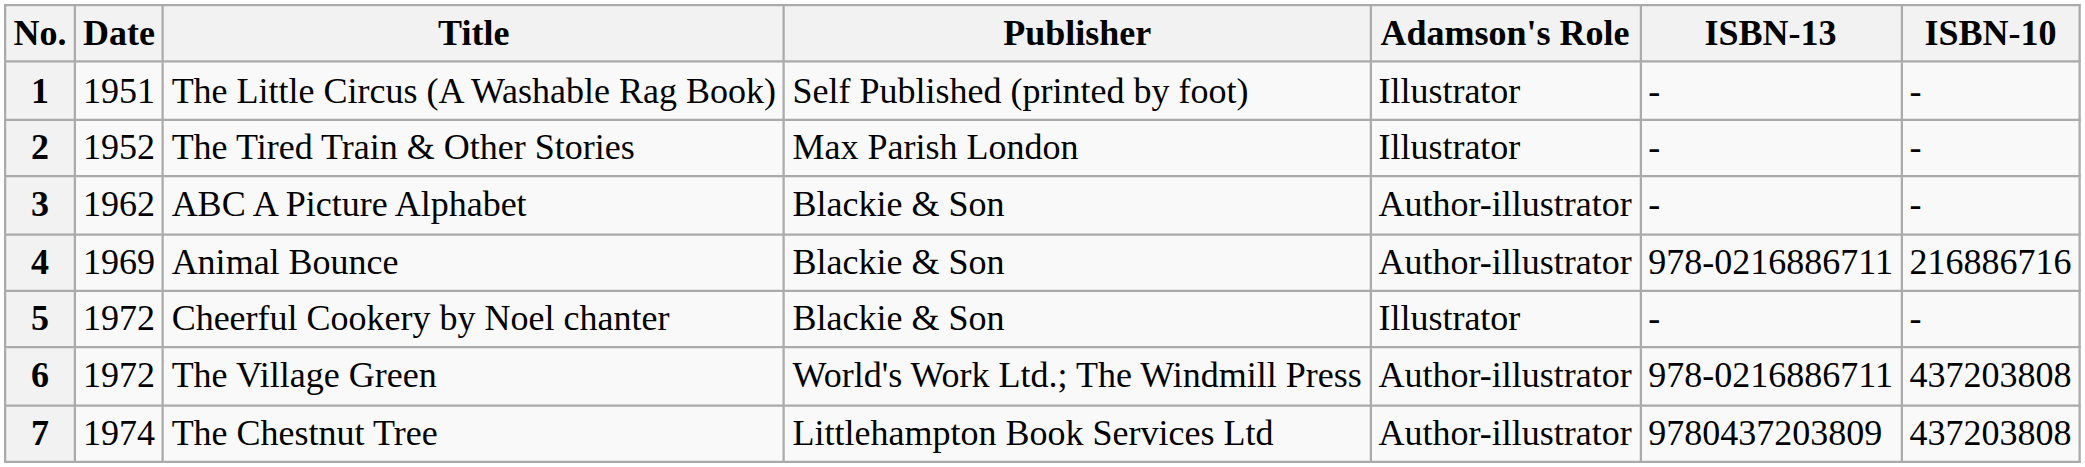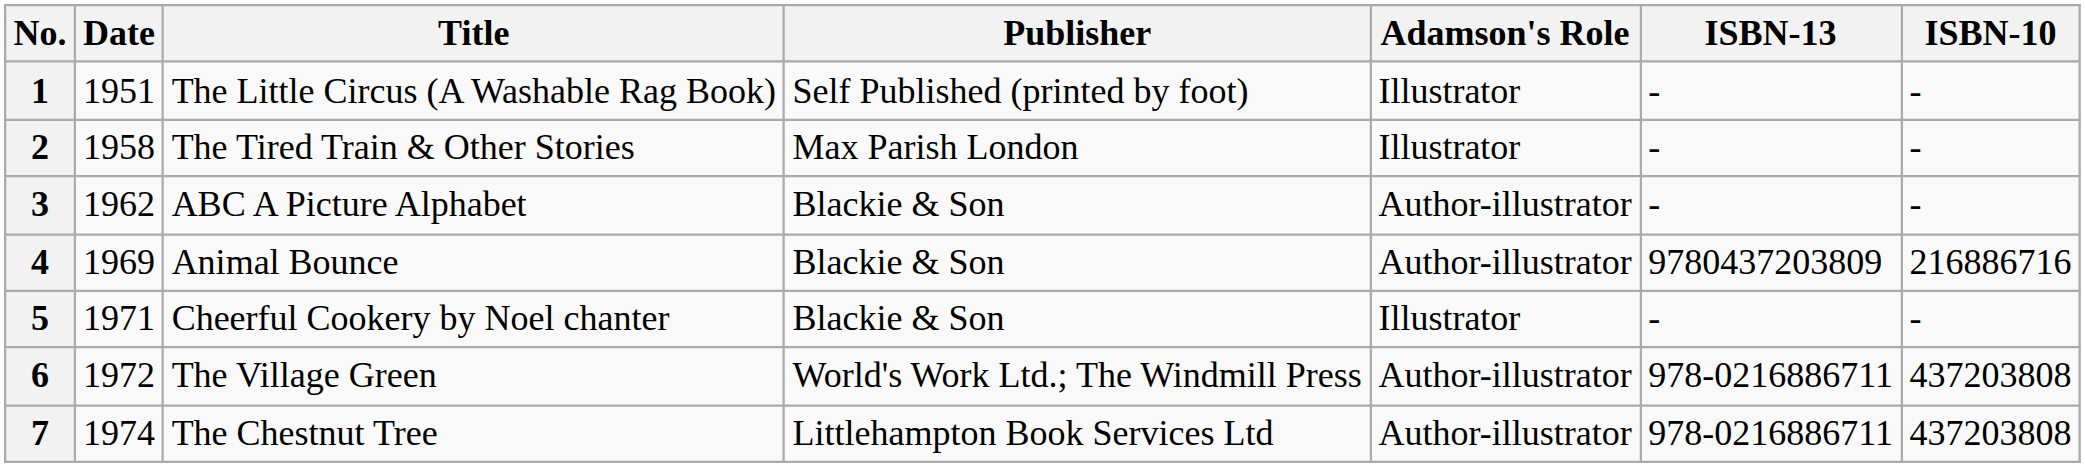(119, 147) 1952 -> (119, 147) 1958
(1771, 261) 978-0216886711 -> (1765, 261) 9780437203809
(119, 318) 1972 -> (119, 318) 1971
(1765, 432) 9780437203809 -> (1771, 432) 978-0216886711
